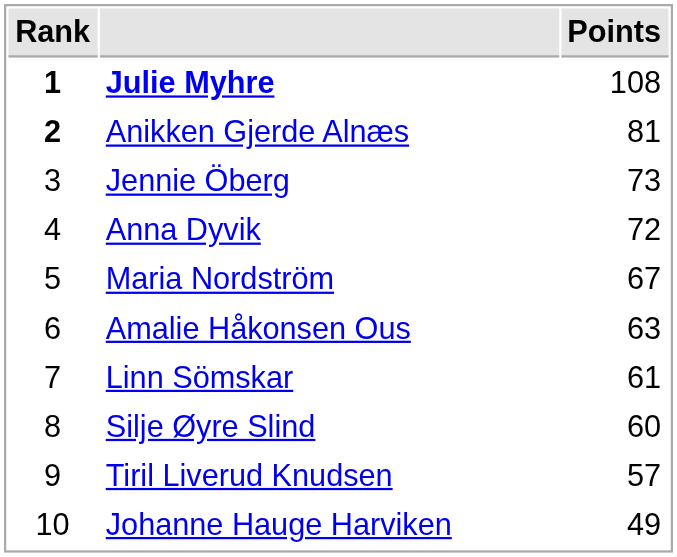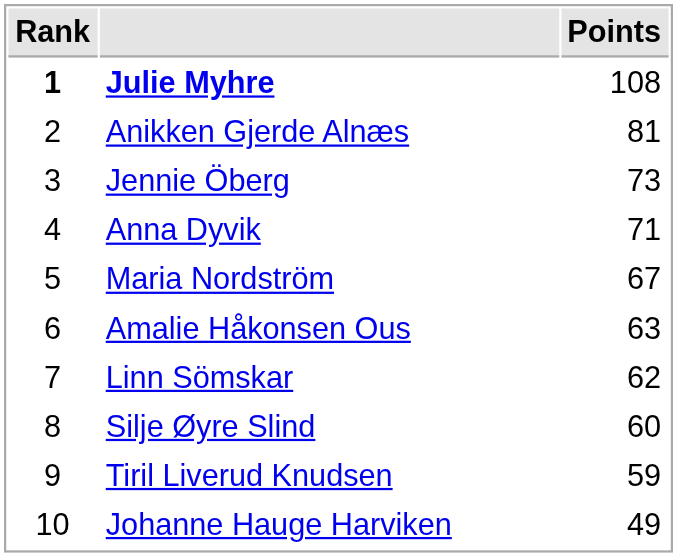(53, 132) bold -> (53, 132) normal
(644, 230) 72 -> (644, 230) 71
(644, 378) 61 -> (644, 378) 62
(644, 476) 57 -> (644, 476) 59
